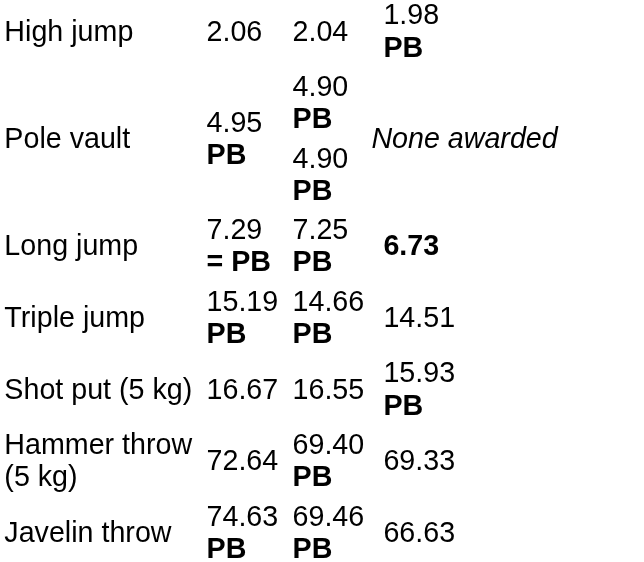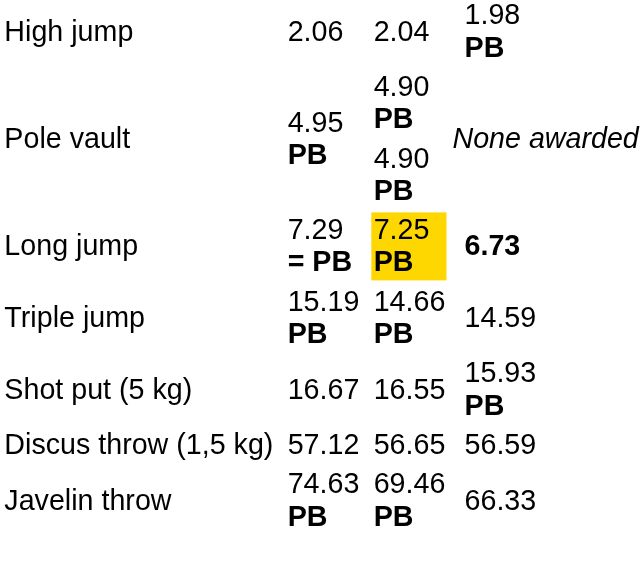(320, 245) no background -> (402, 245) gold background
(419, 317) 14.51 -> (500, 317) 14.59
+ row: (139, 444)
- row: (98, 460)
(419, 532) 66.63 -> (500, 500) 66.33
